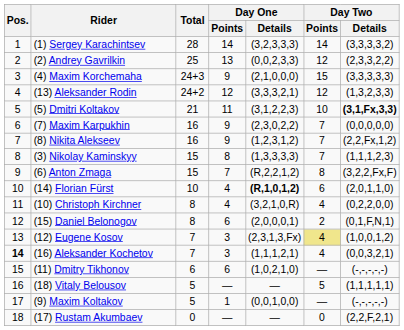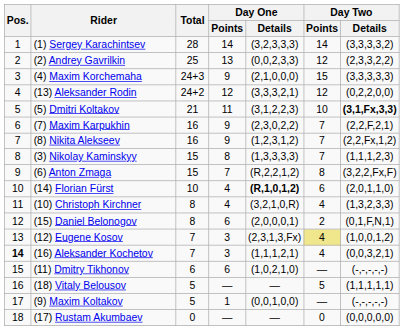(370, 93) (1,3,2,3,3) -> (370, 93) (0,2,2,0,0)
(370, 125) (0,0,0,0,0) -> (370, 125) (2,2,F,2,1)
(370, 205) (0,2,2,0,0) -> (370, 205) (1,3,2,3,3)
(370, 317) (2,2,F,2,1) -> (370, 317) (0,0,0,0,0)
